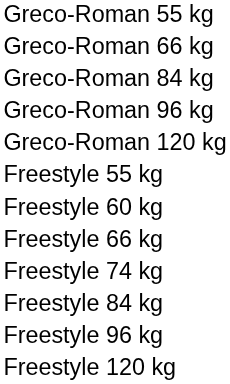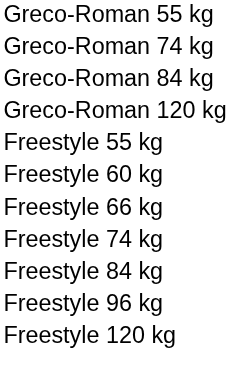- row: (109, 46)
+ row: (109, 46)
- row: (109, 110)
